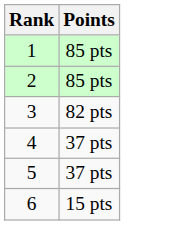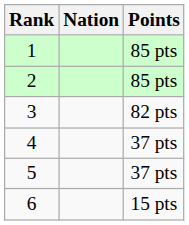+ column: (91, 19)
